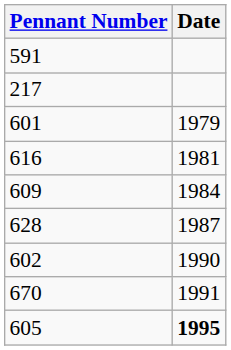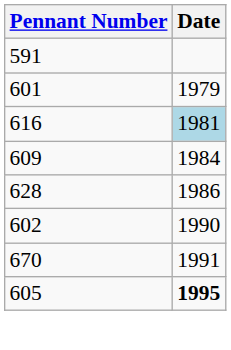- row: (26, 89)
(199, 157) no background -> (199, 123) lightblue background
(199, 225) 1987 -> (199, 191) 1986
